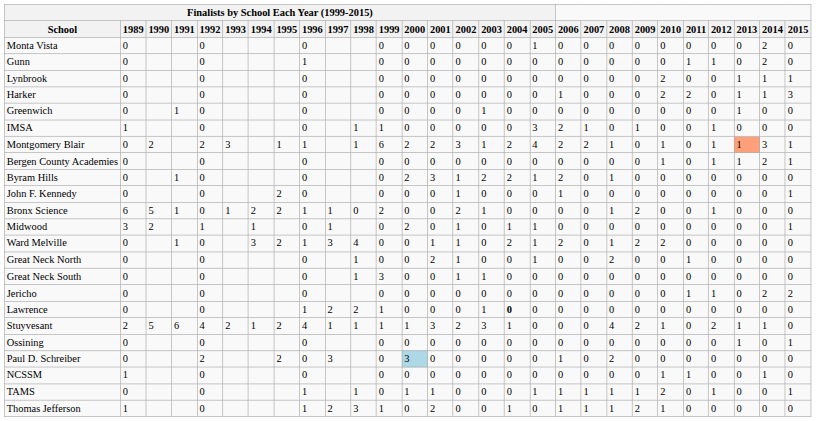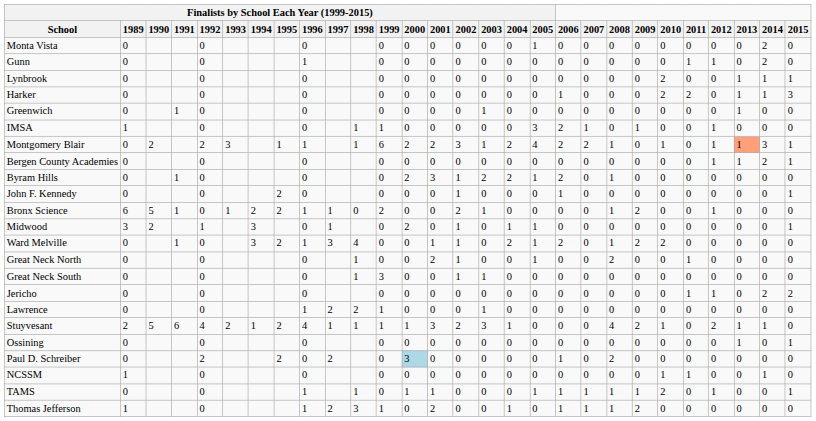(663, 161) 1 -> (663, 161) 0
(253, 227) 1 -> (253, 227) 3
(509, 309) bold -> (509, 309) normal
(330, 359) 3 -> (330, 359) 2
(663, 408) 1 -> (663, 408) 0
